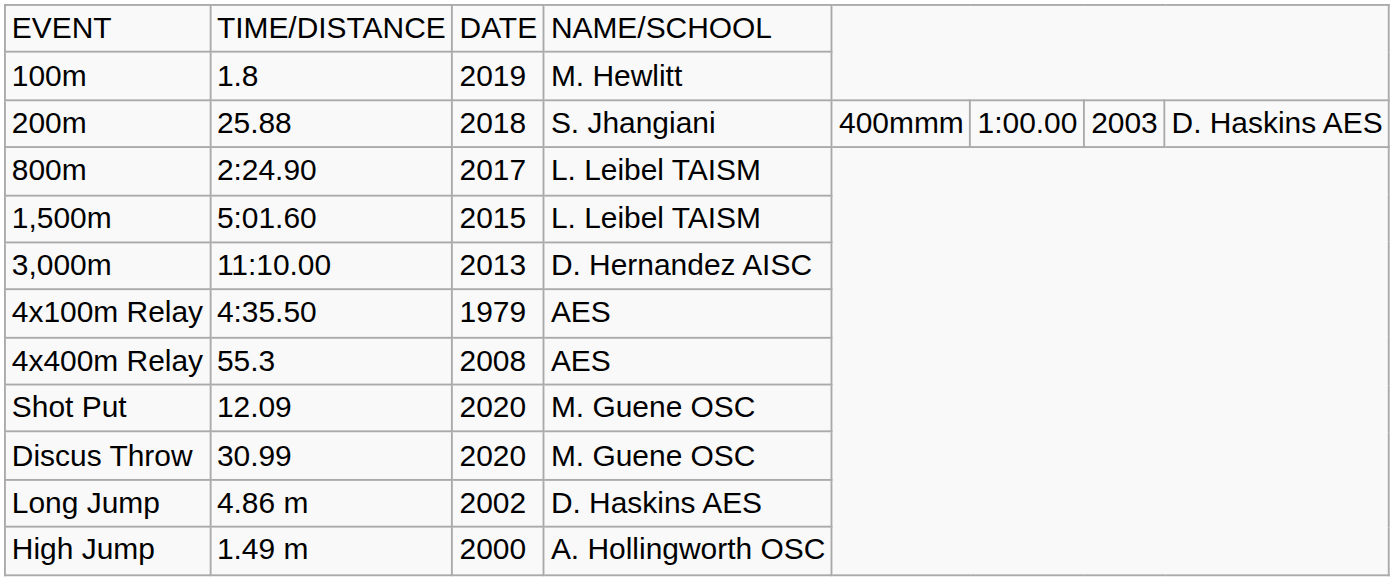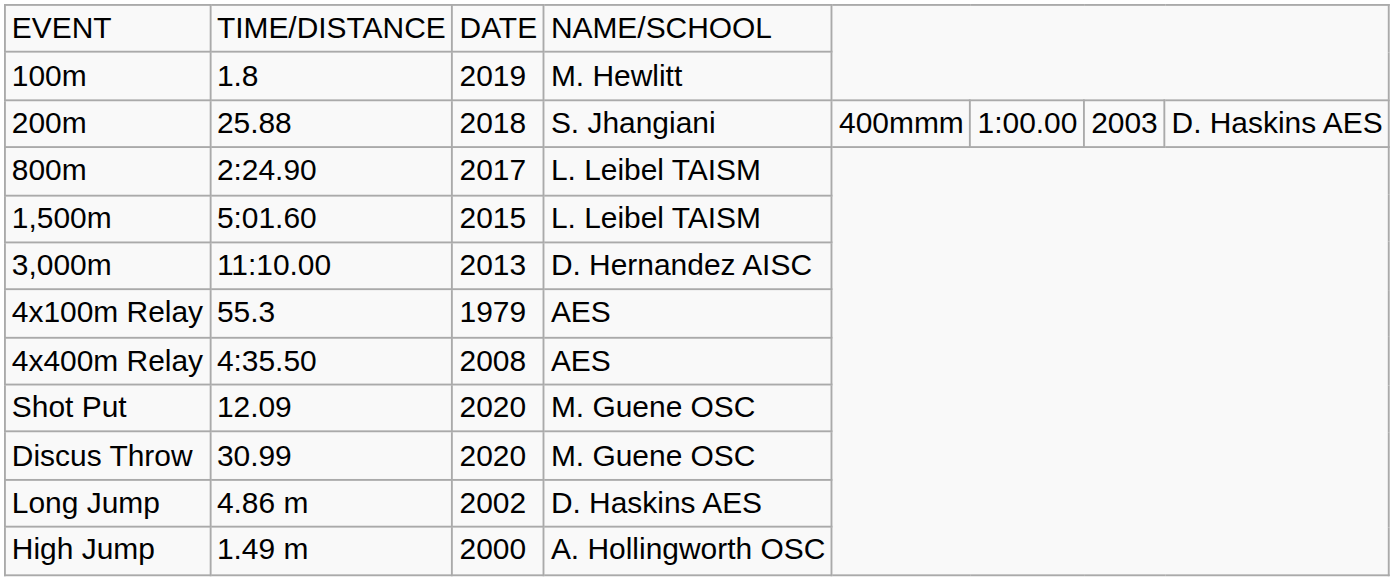(267, 312) 4:35.50 -> (246, 312) 55.3
(246, 360) 55.3 -> (267, 360) 4:35.50
